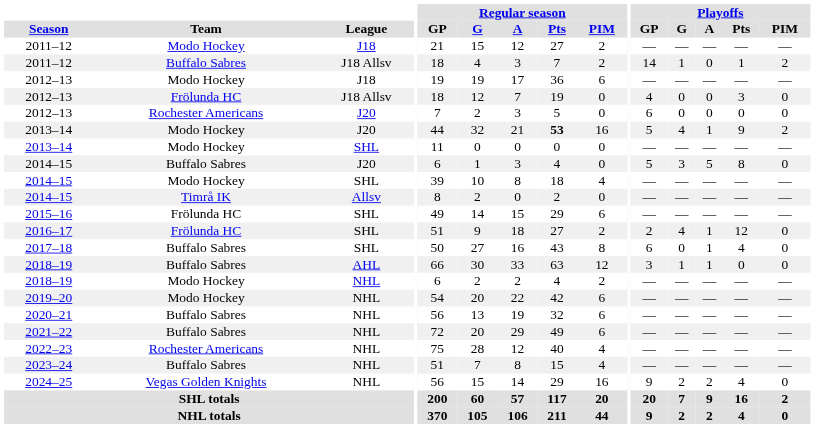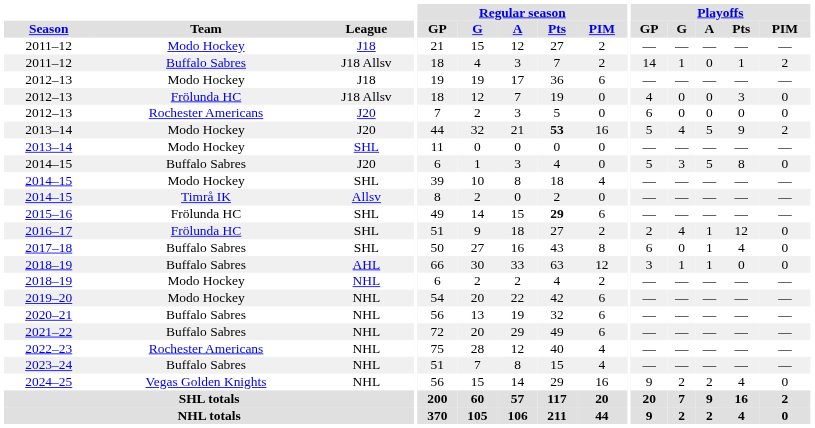(709, 130) 1 -> (709, 130) 5
(557, 214) normal -> (557, 214) bold
